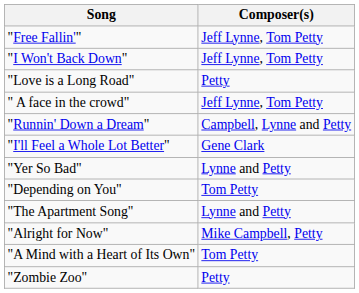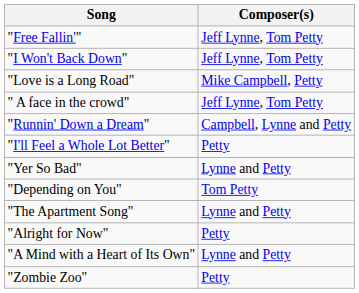(215, 80) Petty -> (262, 80) Mike Campbell, Petty
(233, 146) Gene Clark -> (215, 146) Petty
(262, 233) Mike Campbell, Petty -> (215, 233) Petty
(230, 255) Tom Petty -> (246, 255) Lynne and Petty
